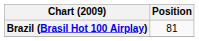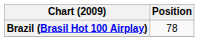(172, 28) 81 -> (172, 28) 78
